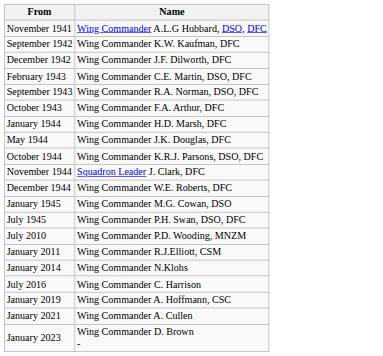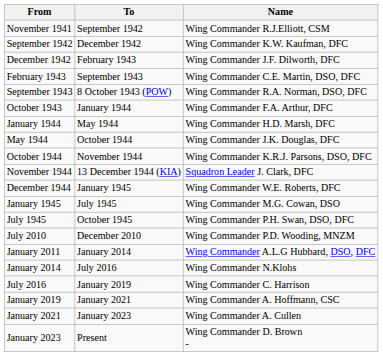+ column: (129, 12)
(172, 28) Wing Commander A.L.G Hubbard, DSO, DFC -> (258, 28) Wing Commander R.J.Elliott, CSM
(149, 252) Wing Commander R.J.Elliott, CSM -> (280, 252) Wing Commander A.L.G Hubbard, DSO, DFC
